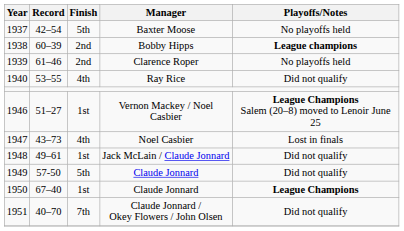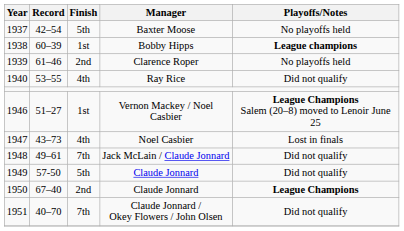(83, 45) 2nd -> (83, 45) 1st
(83, 156) 1st -> (83, 156) 7th
(83, 189) 1st -> (83, 189) 2nd
